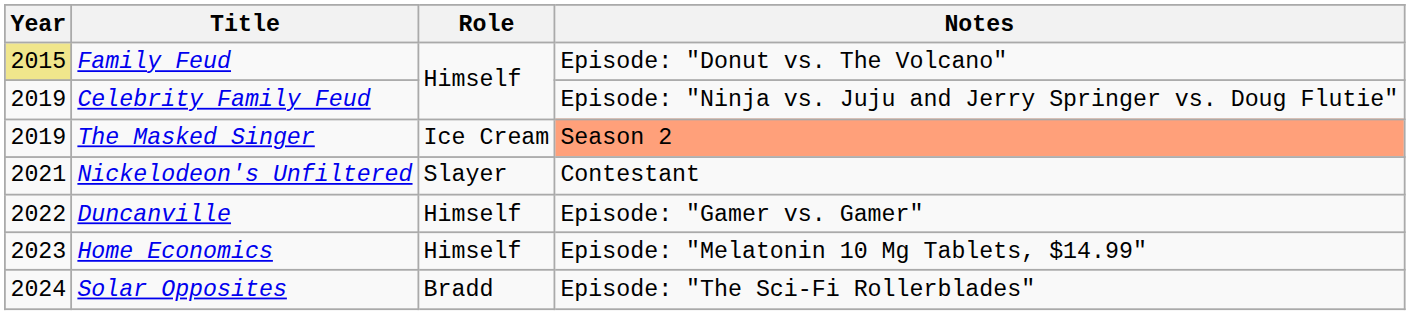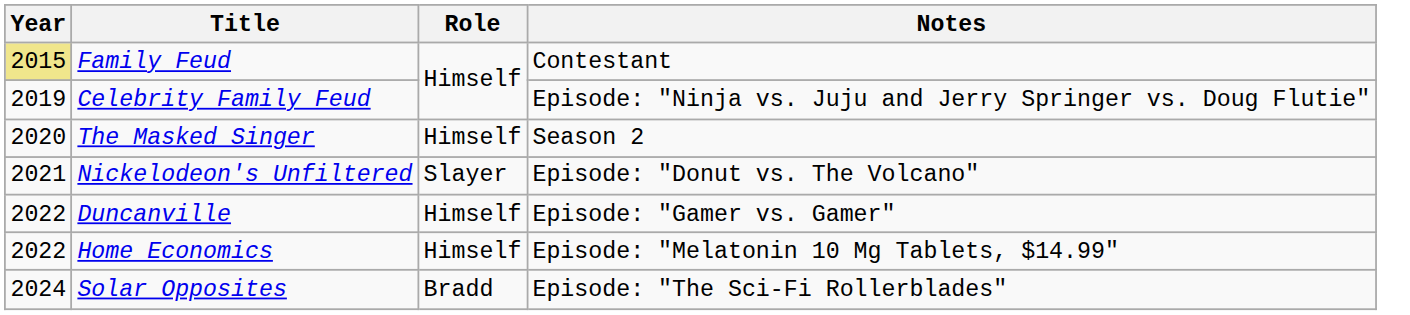(784, 62) Episode: "Donut vs. The Volcano" -> (602, 62) Contestant
(38, 138) 2019 -> (38, 138) 2020
(486, 138) Ice Cream -> (472, 138) Himself
(616, 138) lightsalmon background -> (588, 138) no background
(630, 176) Contestant -> (756, 176) Episode: "Donut vs. The Volcano"
(38, 251) 2023 -> (38, 251) 2022
